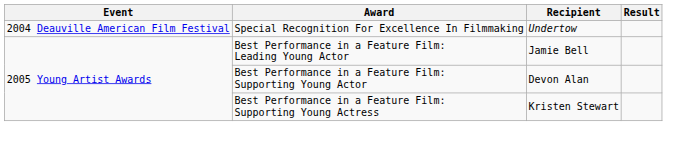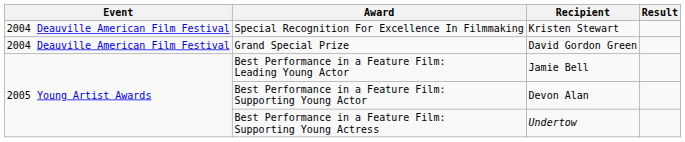(553, 29) Undertow -> (574, 29) Kristen Stewart
+ row: (292, 45)
(574, 107) Kristen Stewart -> (553, 123) Undertow
